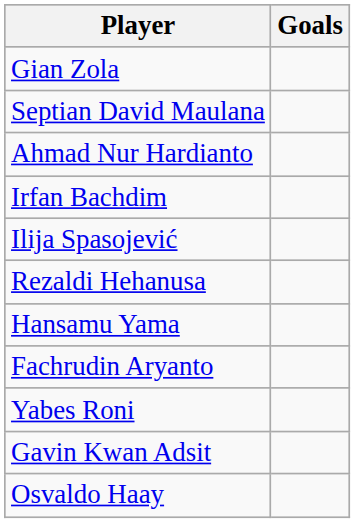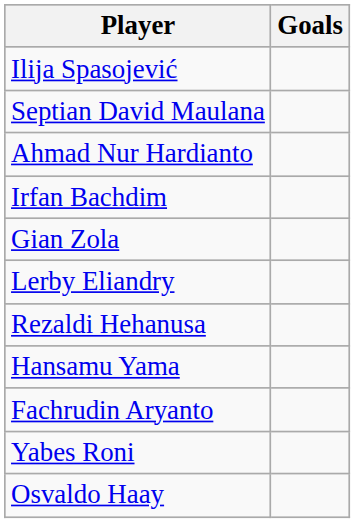rows swapped: (94, 238) <-> (65, 68)
+ row: (93, 281)
- row: (111, 452)
